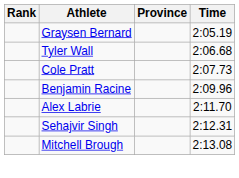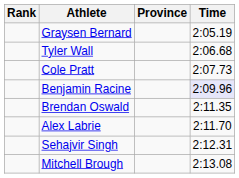(212, 88) no background -> (212, 88) lavender background
+ row: (85, 107)
